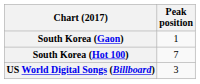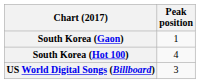(176, 54) 7 -> (176, 54) 4
